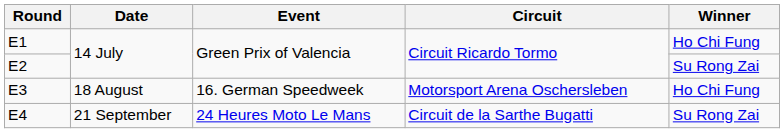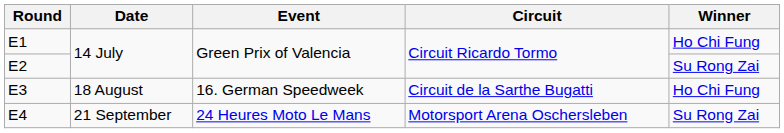(518, 90) Motorsport Arena Oschersleben -> (501, 90) Circuit de la Sarthe Bugatti
(501, 115) Circuit de la Sarthe Bugatti -> (518, 115) Motorsport Arena Oschersleben
